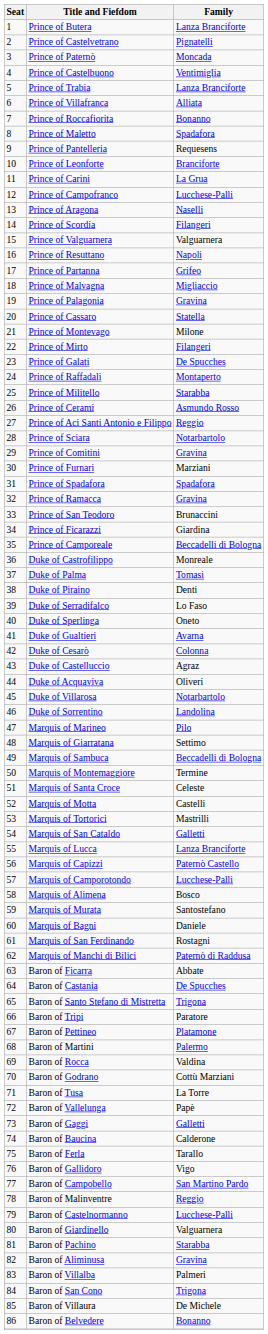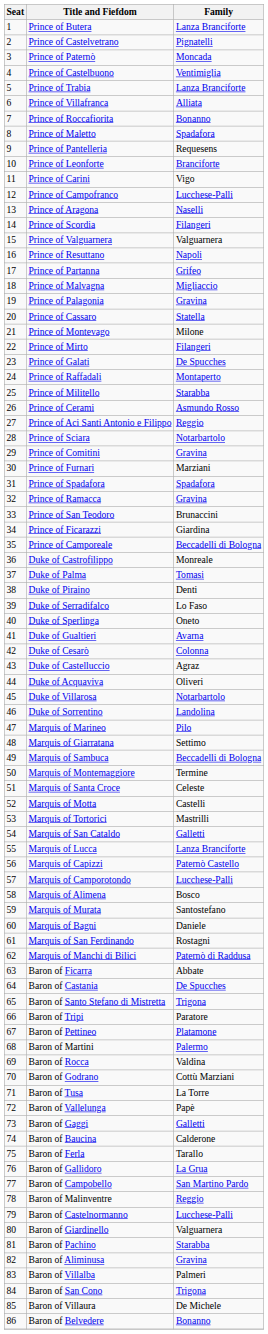(192, 179) La Grua -> (185, 179) Vigo
(185, 1169) Vigo -> (192, 1169) La Grua
